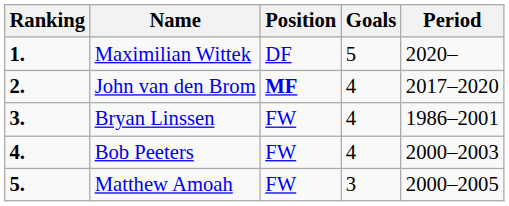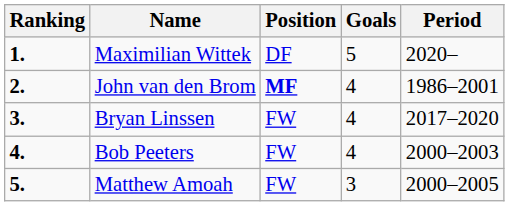(452, 86) 2017–2020 -> (452, 86) 1986–2001
(452, 119) 1986–2001 -> (452, 119) 2017–2020
